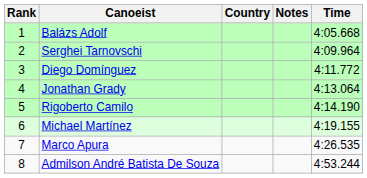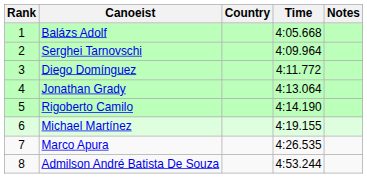columns swapped: (337, 13) <-> (292, 13)
